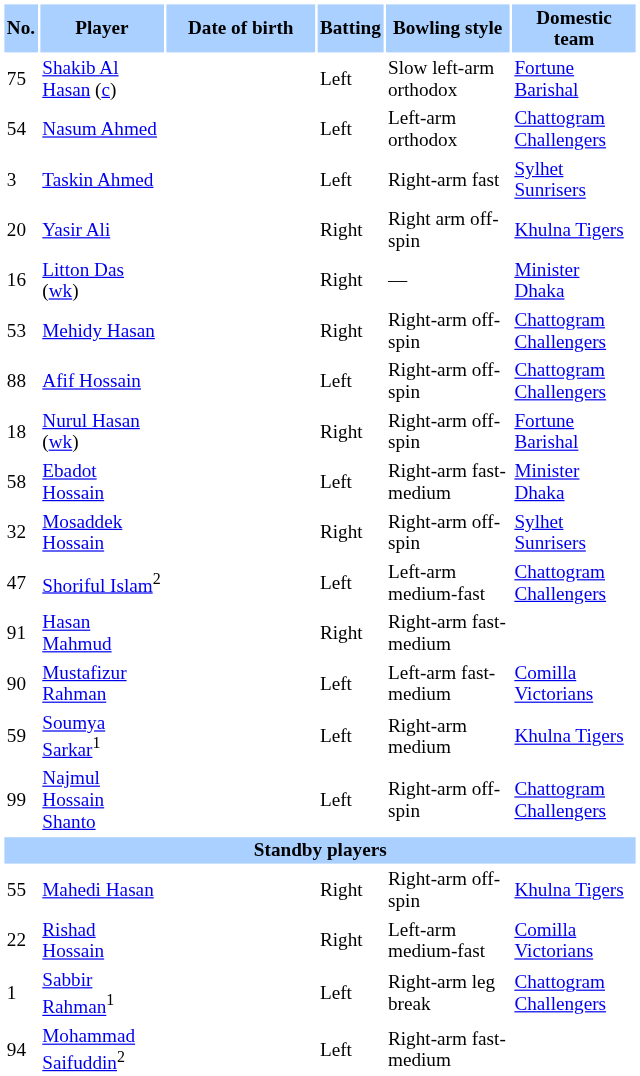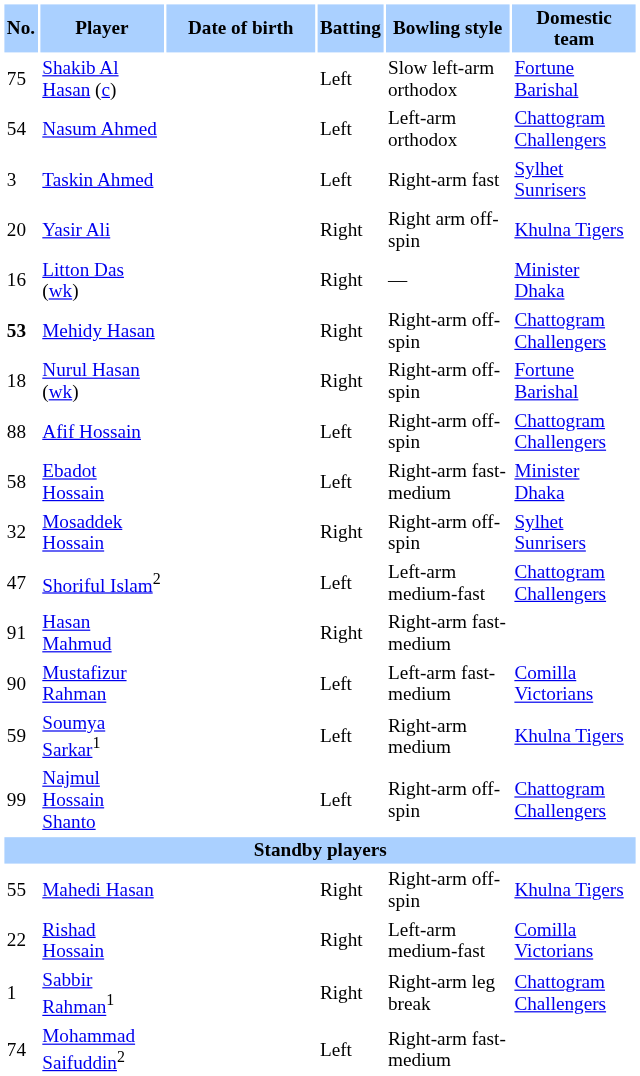(16, 330) normal -> (16, 330) bold
rows swapped: (91, 431) <-> (92, 381)
(336, 993) Left -> (341, 993) Right
(16, 1049) 94 -> (16, 1049) 74
